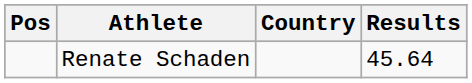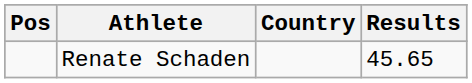(400, 60) 45.64 -> (400, 60) 45.65
